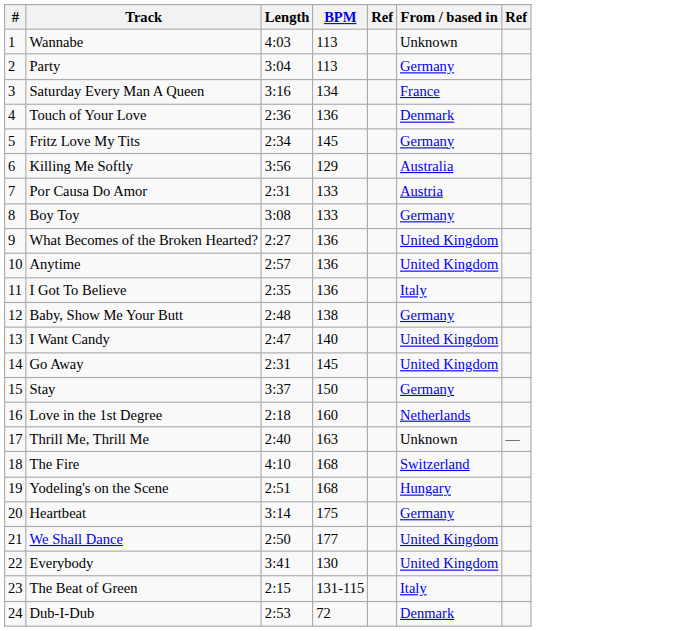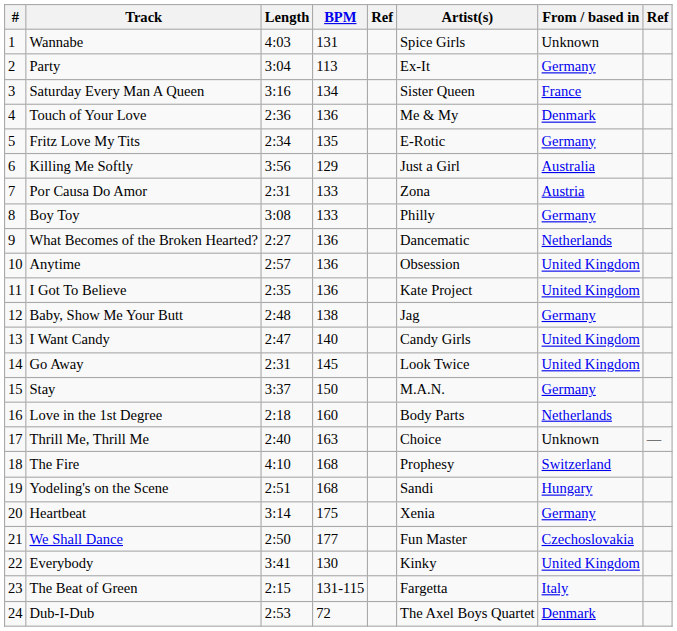+ column: (467, 16)
(327, 41) 113 -> (327, 41) 131
(327, 141) 145 -> (327, 141) 135
(449, 240) United Kingdom -> (577, 240) Netherlands
(413, 290) Italy -> (591, 290) United Kingdom
(449, 538) United Kingdom -> (588, 538) Czechoslovakia
